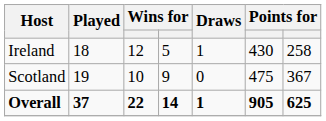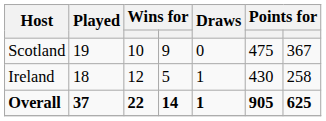rows swapped: (31, 50) <-> (37, 76)
